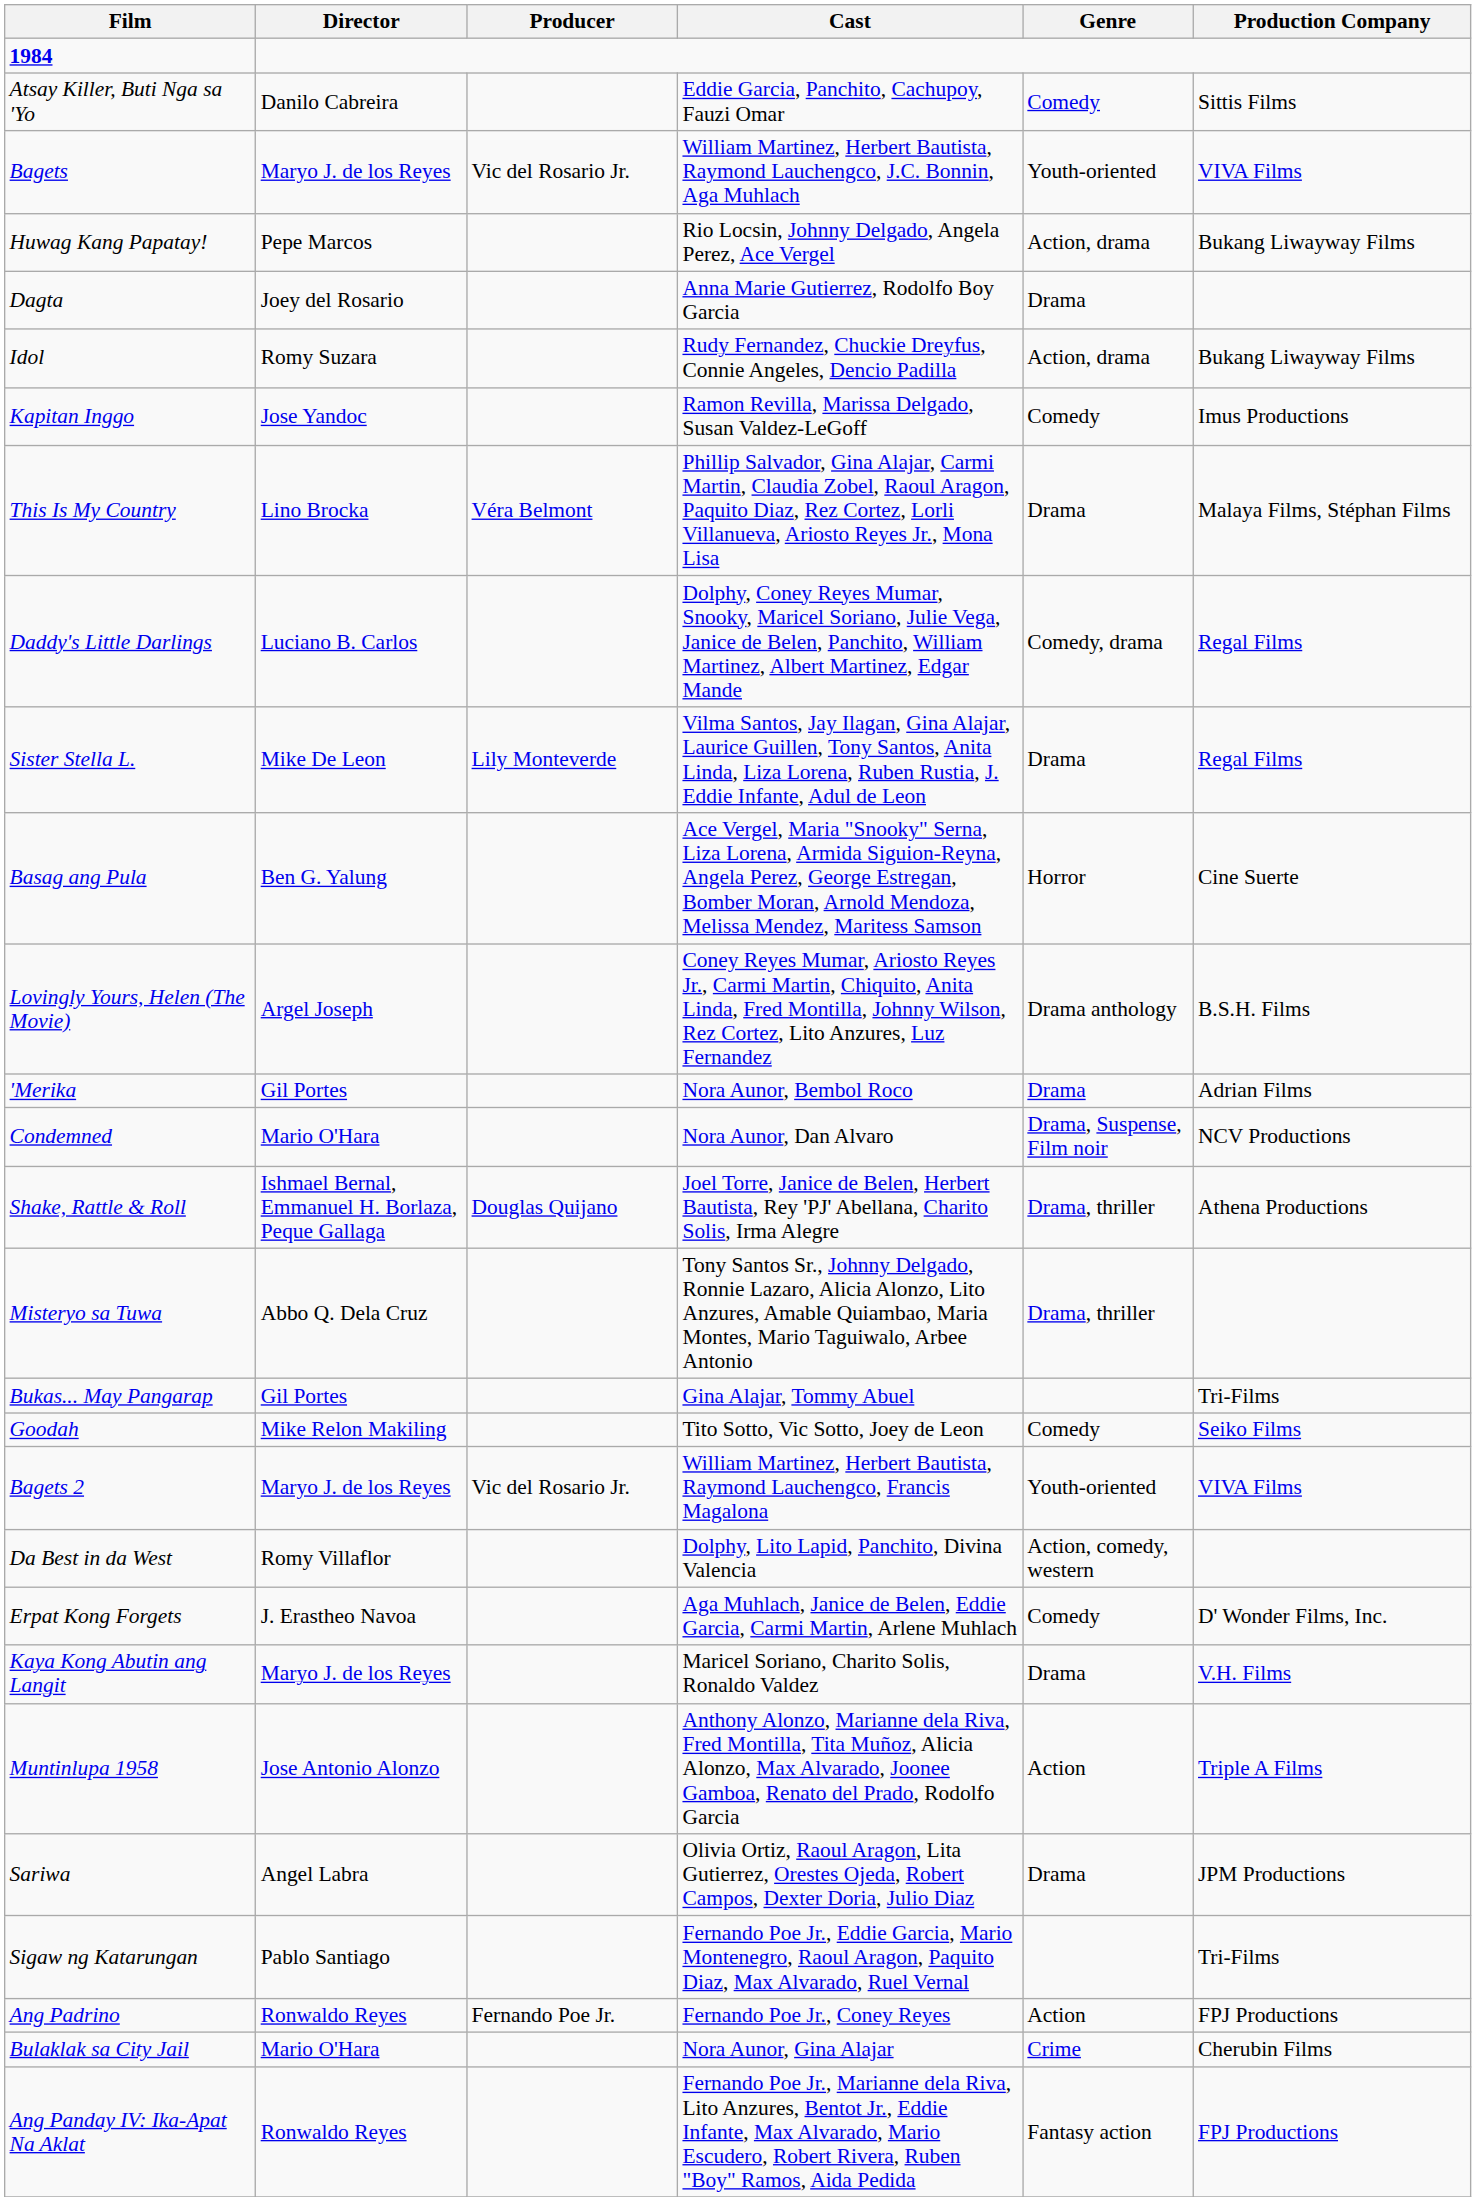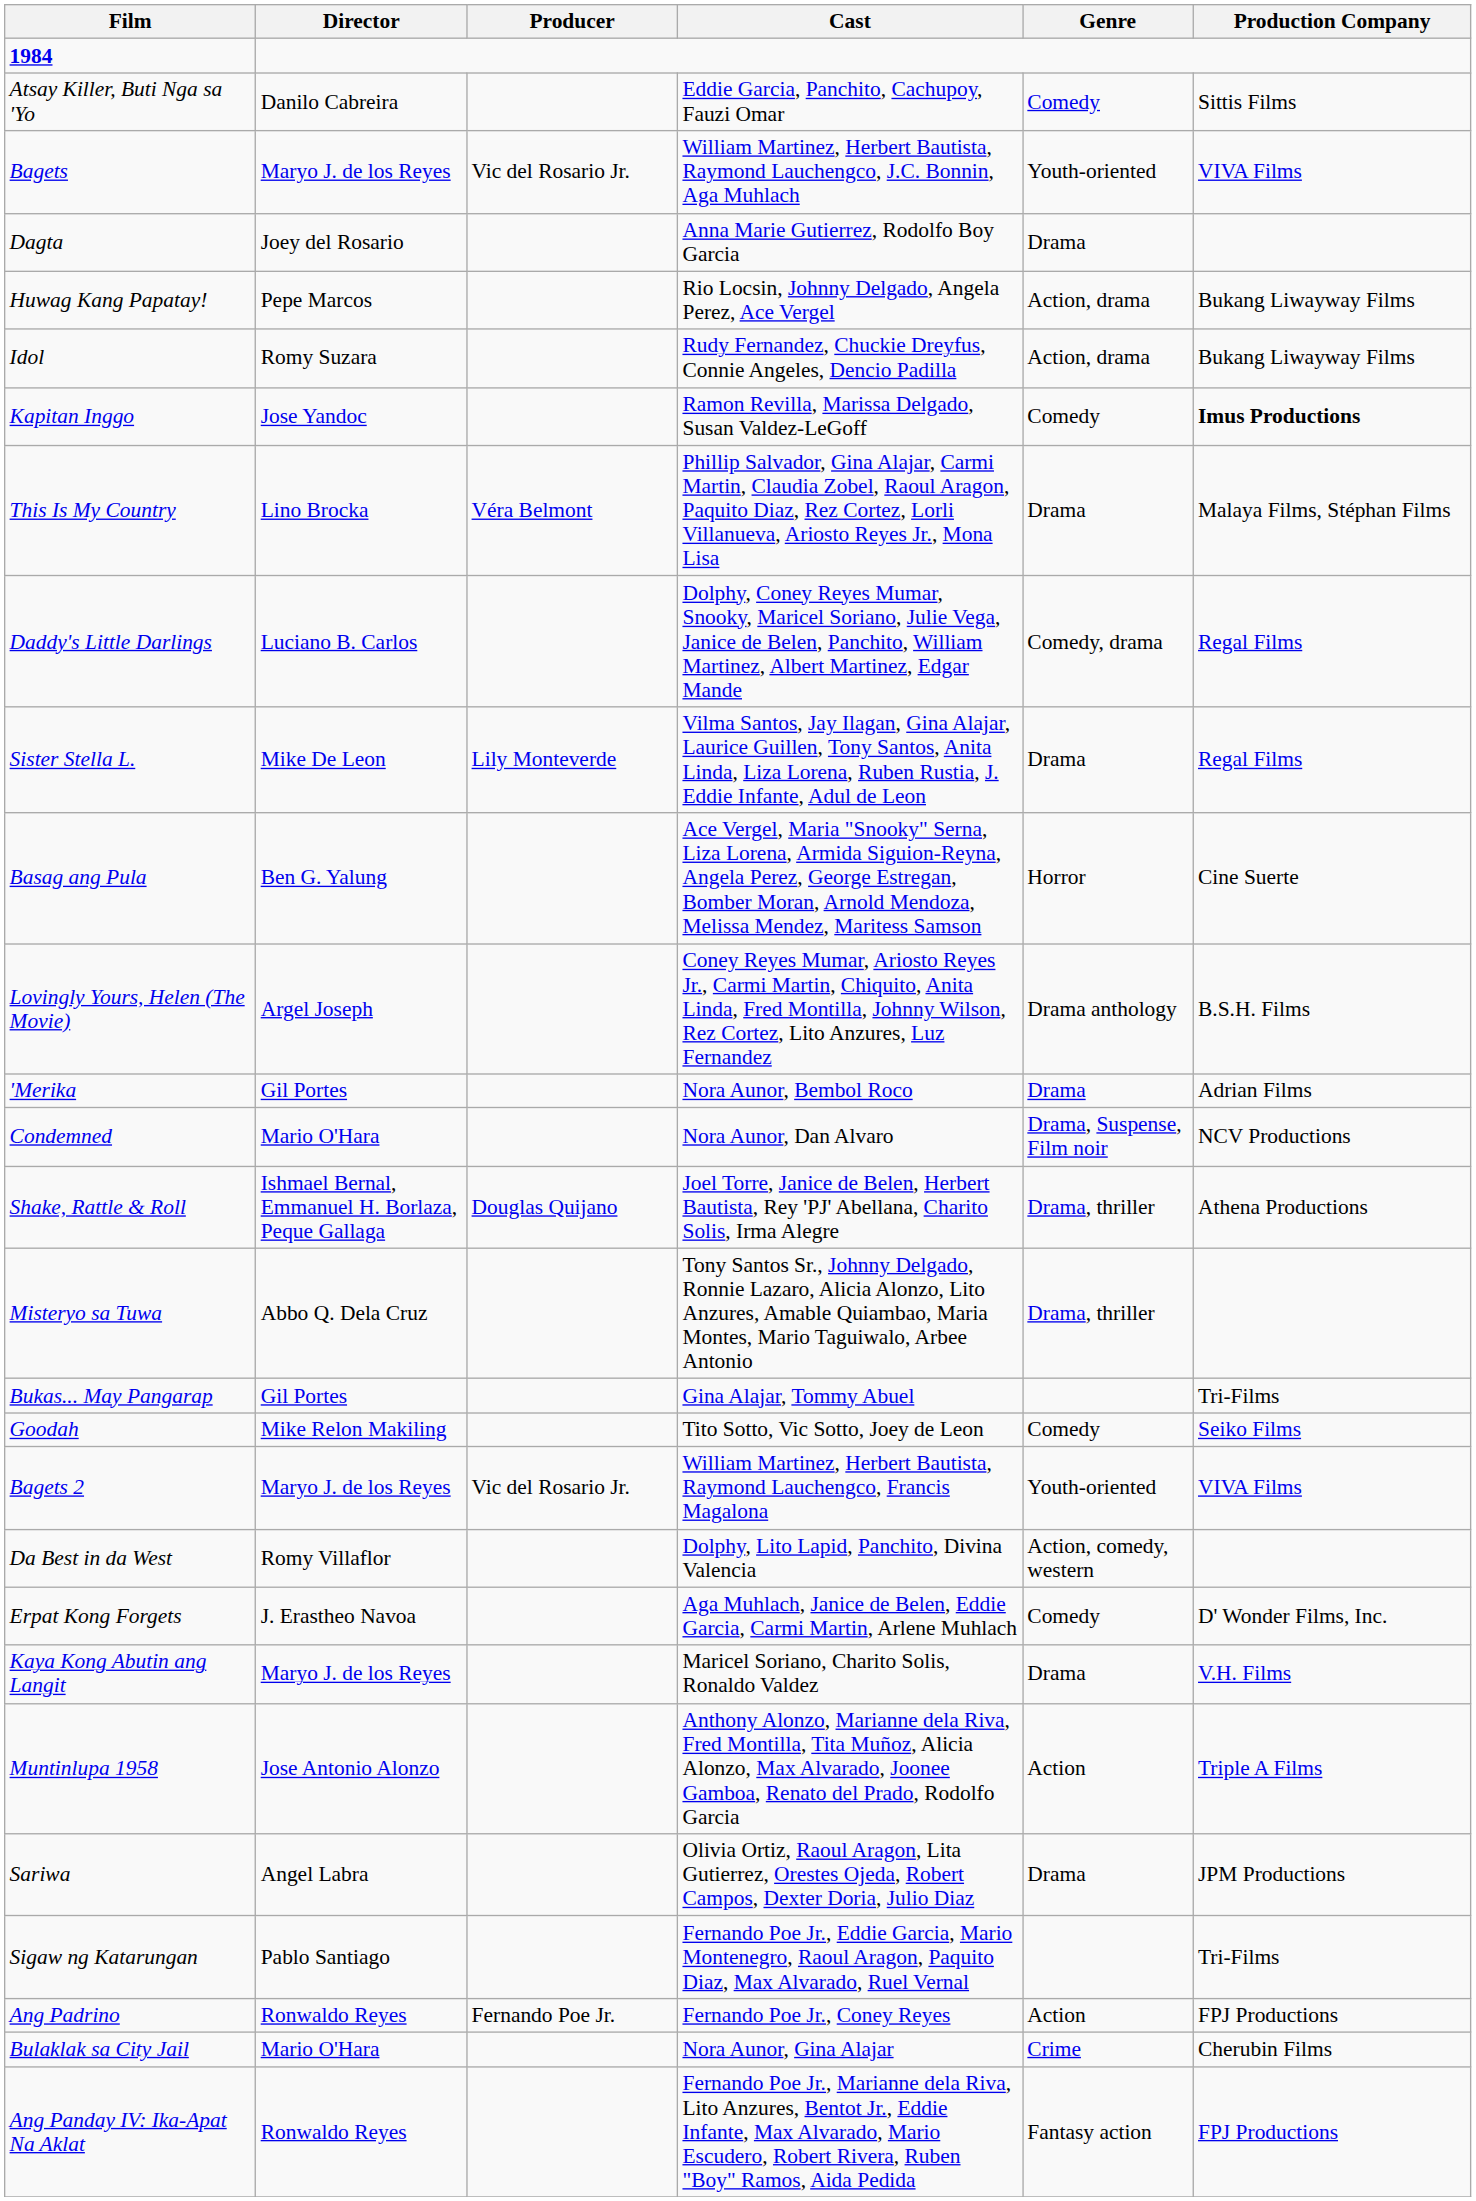rows swapped: (36, 300) <-> (108, 241)
(1273, 416) normal -> (1279, 416) bold
